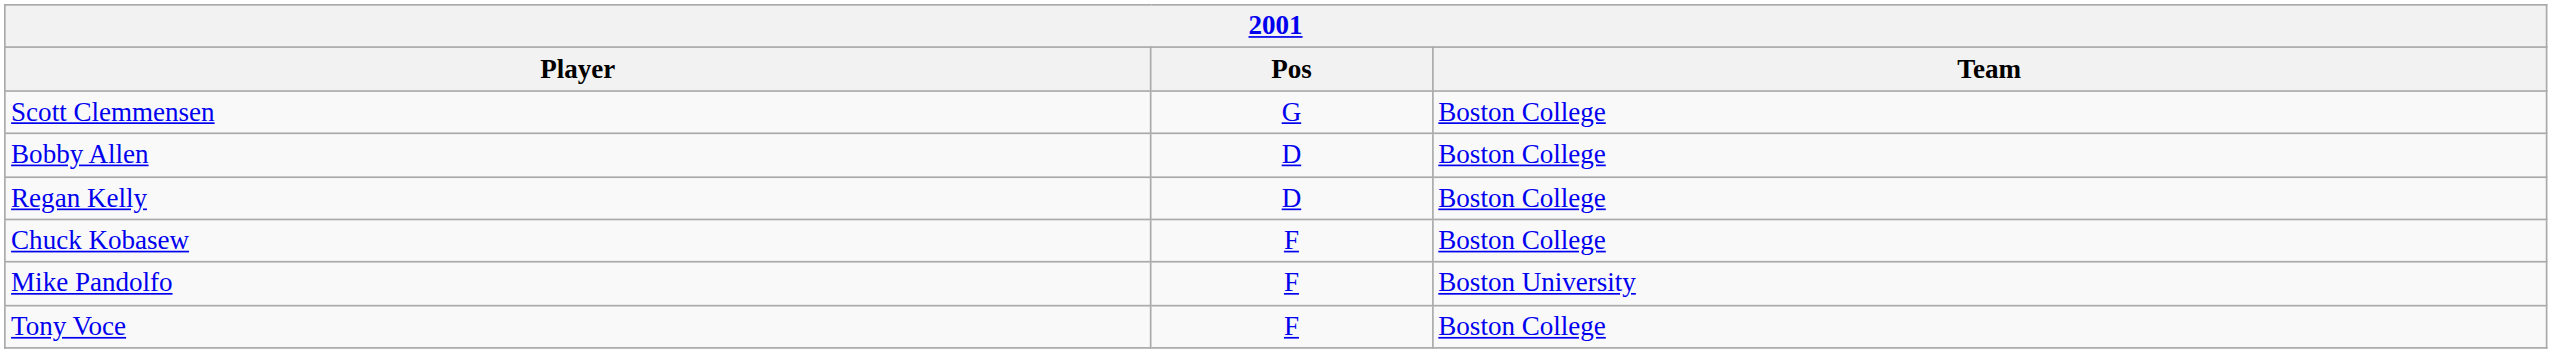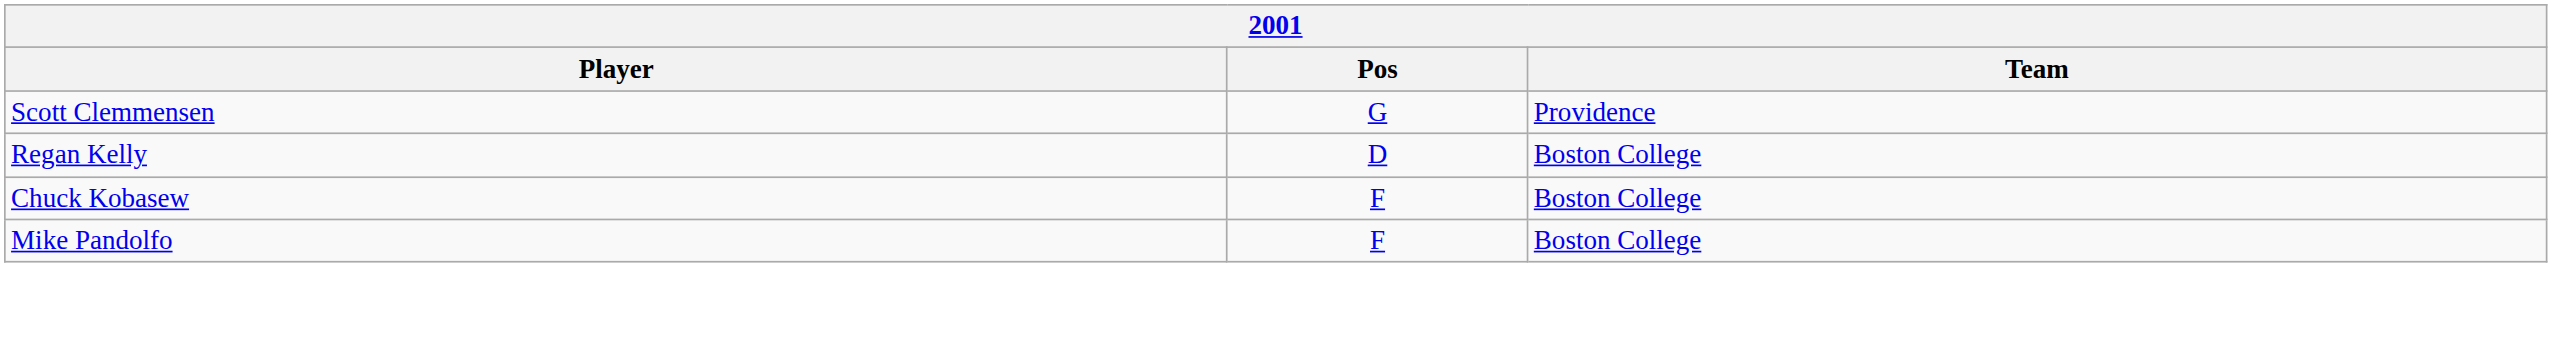(1522, 111) Boston College -> (1595, 111) Providence
- row: (80, 154)
(1537, 283) Boston University -> (1618, 240) Boston College
- row: (69, 326)
